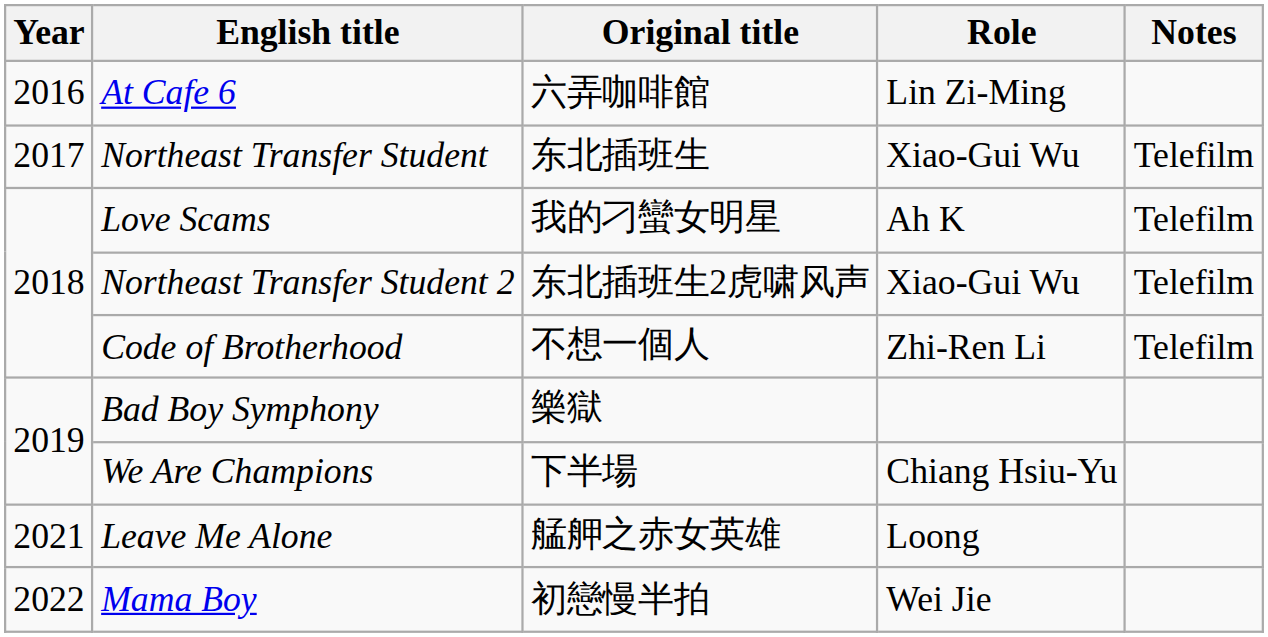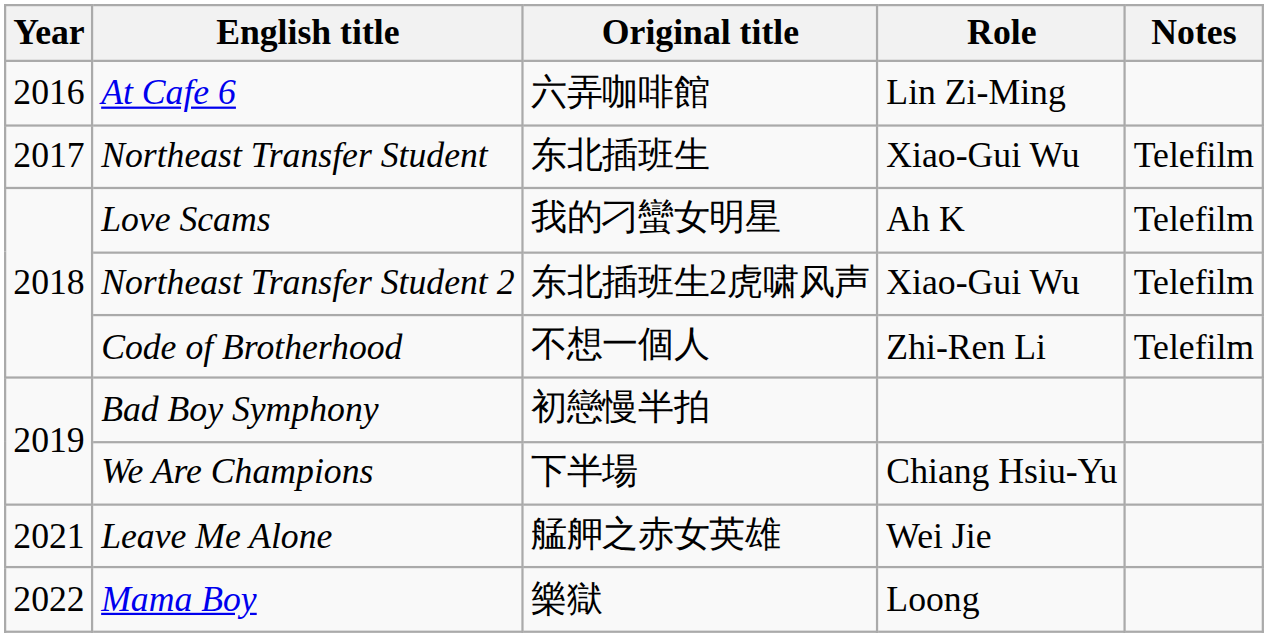(567, 407) 樂獄 -> (620, 407) 初戀慢半拍
(933, 535) Loong -> (939, 535) Wei Jie
(620, 597) 初戀慢半拍 -> (567, 597) 樂獄
(939, 598) Wei Jie -> (933, 598) Loong
